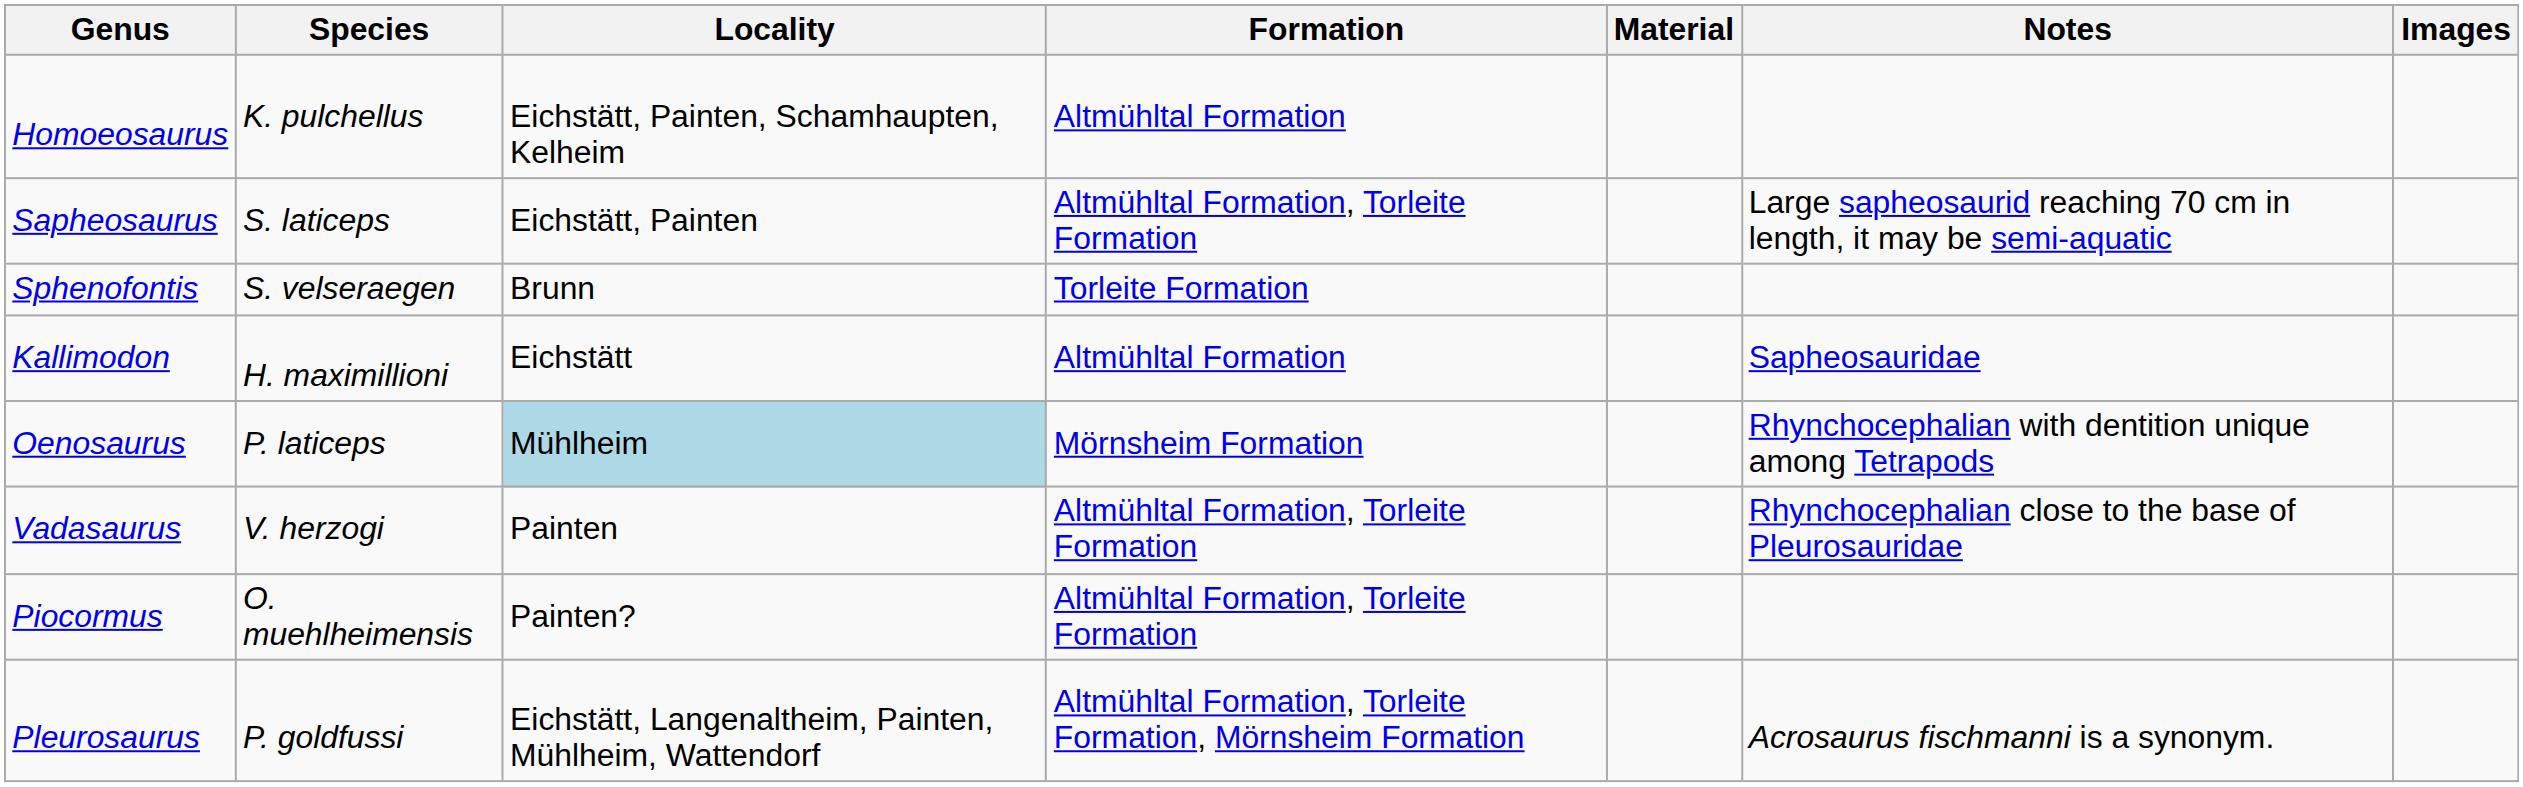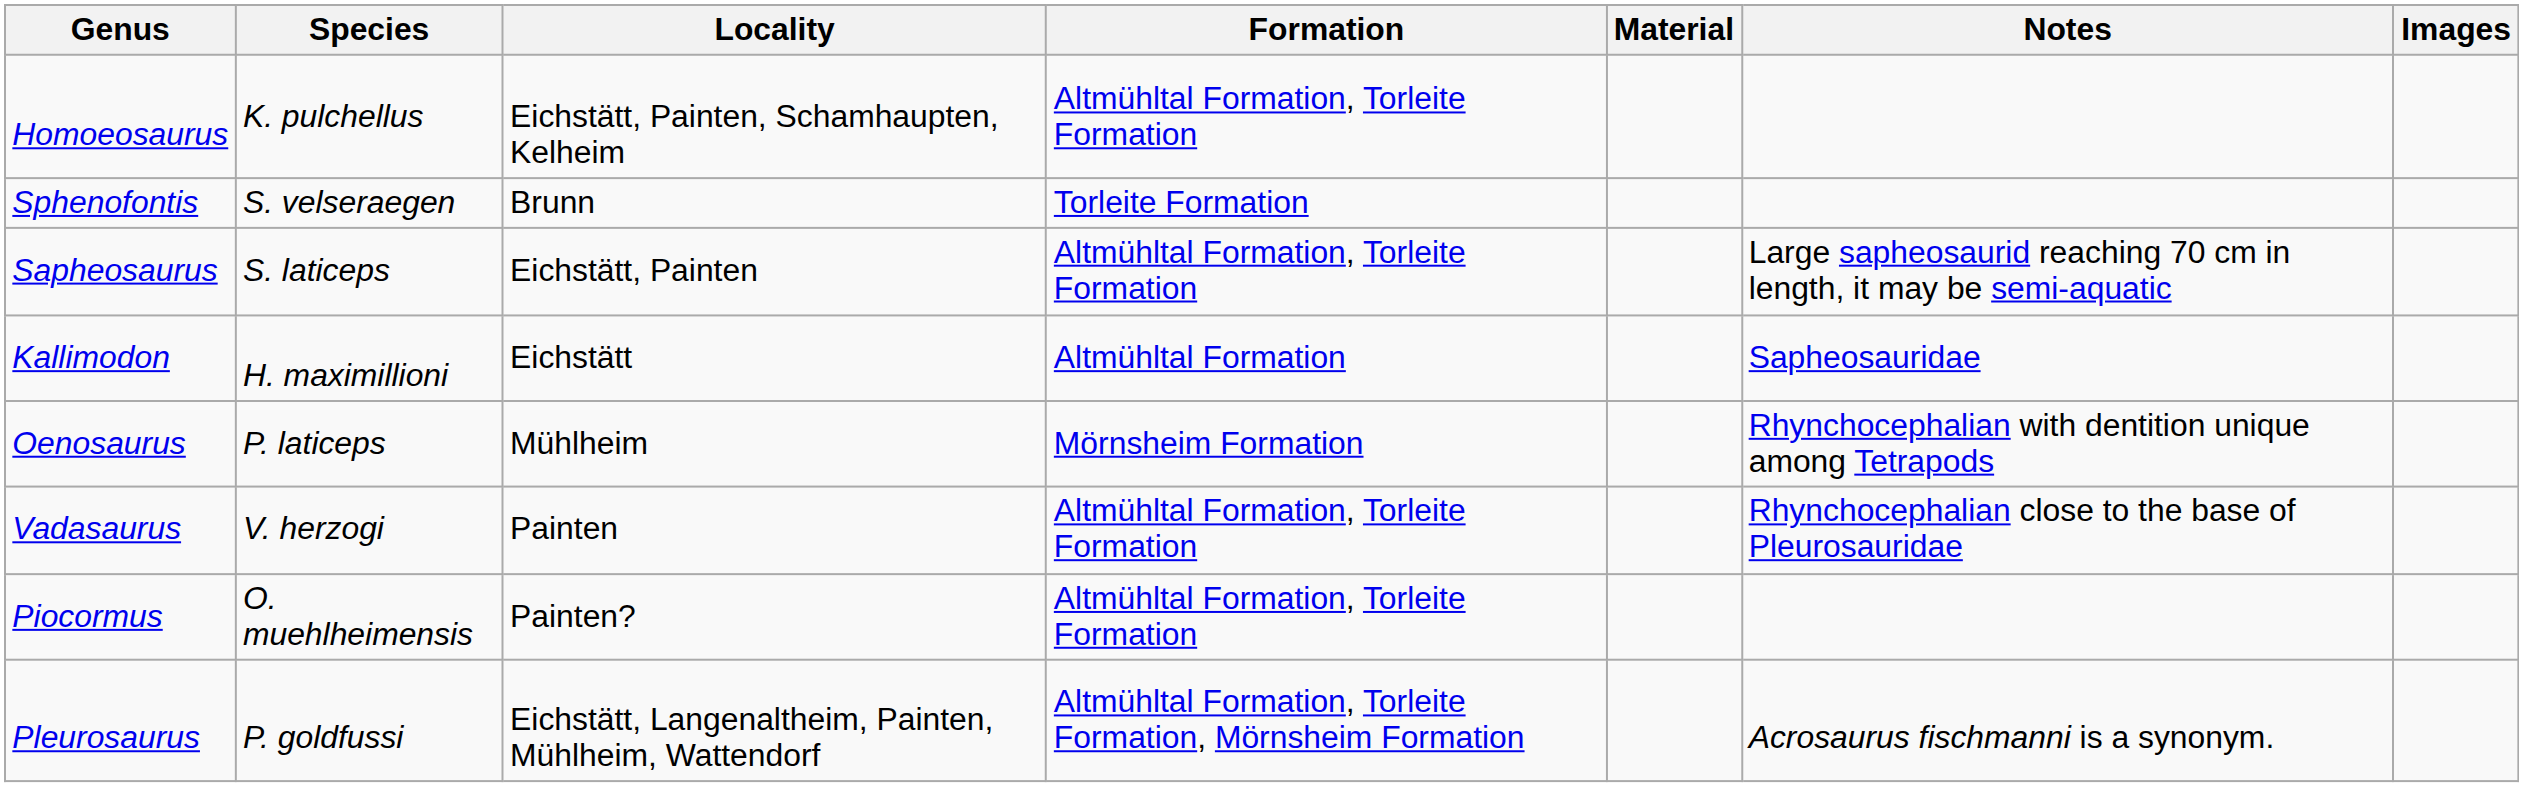(1200, 116) Altmühltal Formation -> (1260, 116) Altmühltal Formation, Torleite Formation
rows swapped: (115, 220) <-> (105, 288)
(579, 443) lightblue background -> (579, 443) no background
